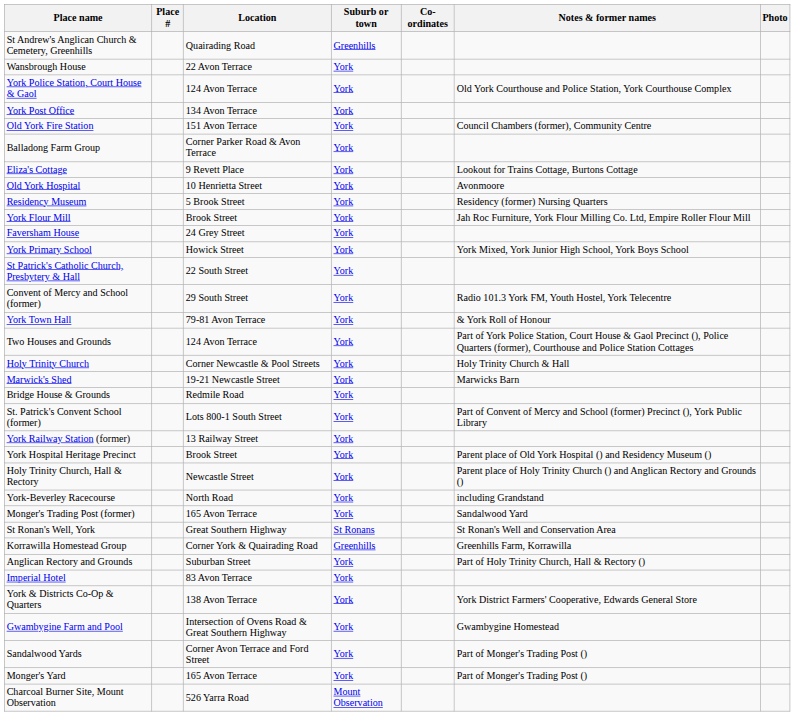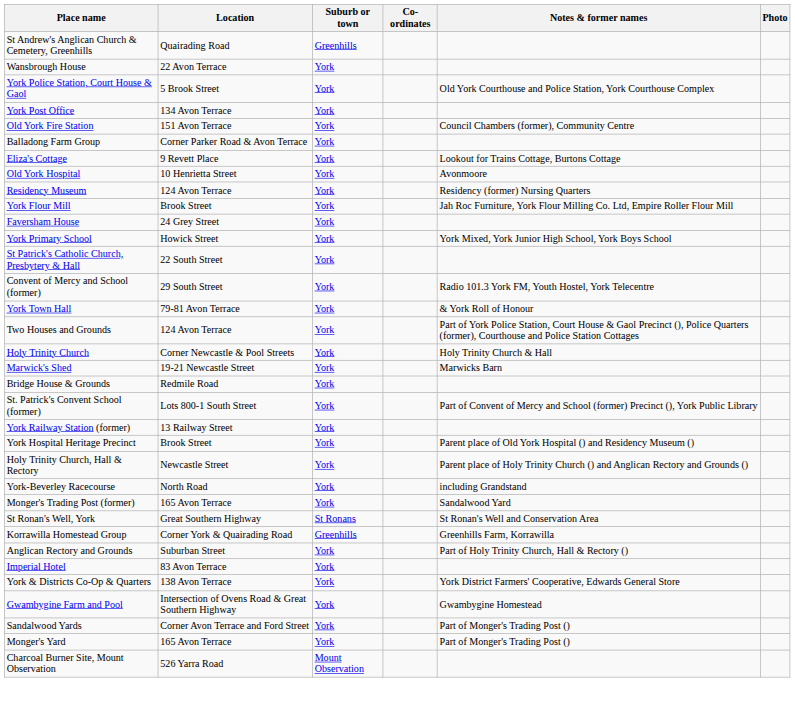- column: (168, 18)
(221, 88) 124 Avon Terrace -> (190, 88) 5 Brook Street
(215, 201) 5 Brook Street -> (196, 190) 124 Avon Terrace
